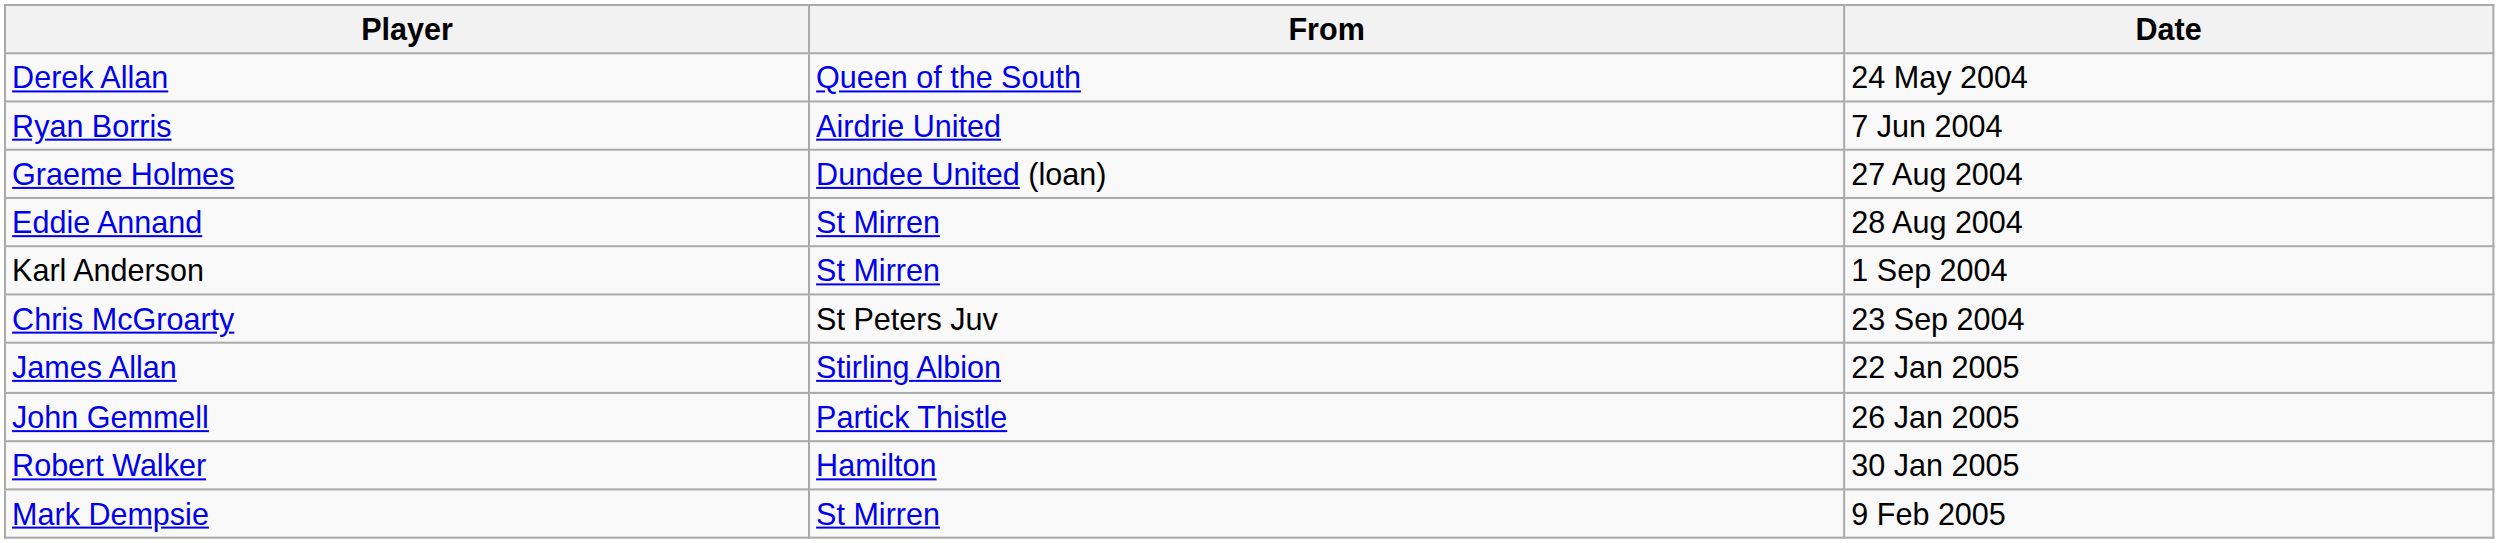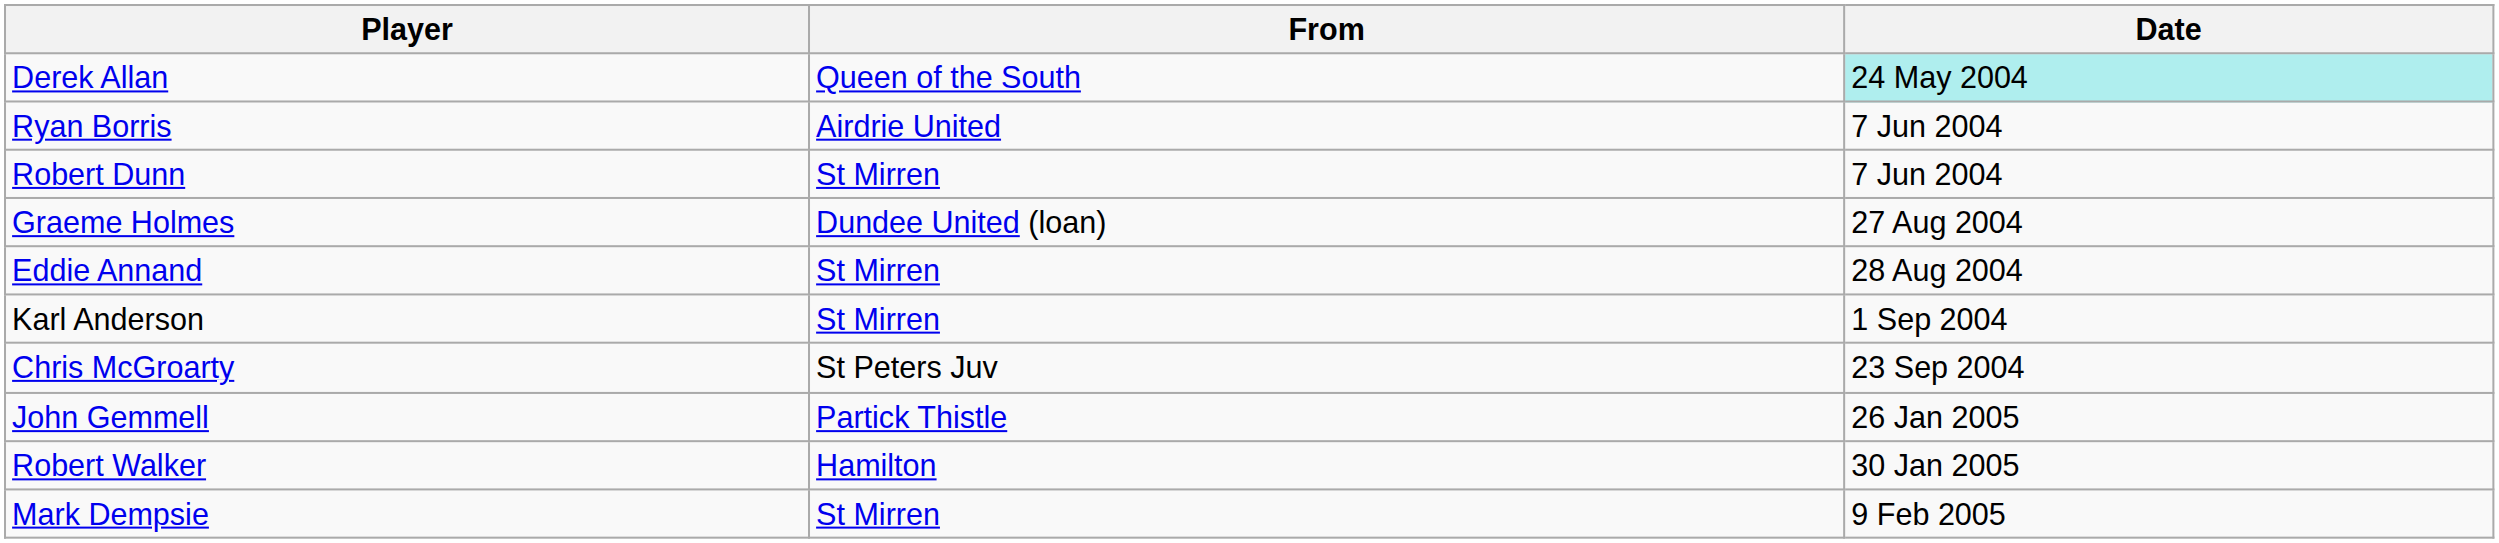(1940, 78) no background -> (1940, 78) paleturquoise background
+ row: (99, 174)
- row: (94, 368)
